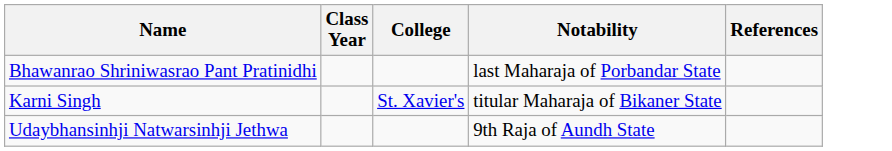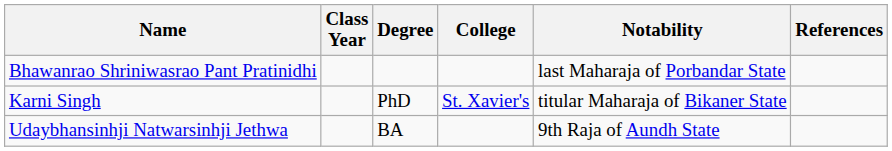+ column: (405, 30)
